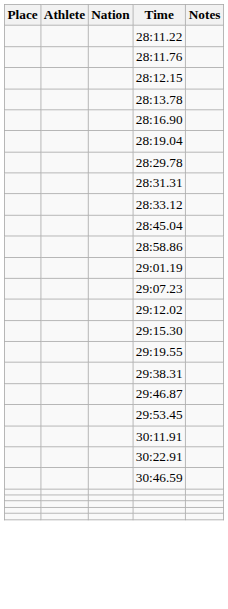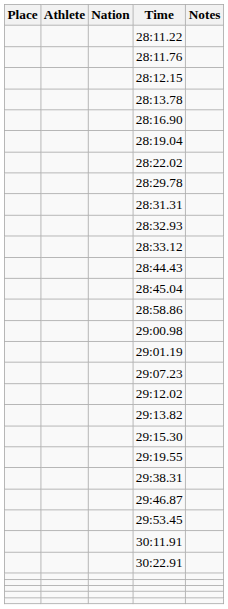+ row: (23, 162)
+ row: (23, 226)
+ row: (23, 268)
+ row: (23, 331)
+ row: (23, 415)
- row: (23, 478)
